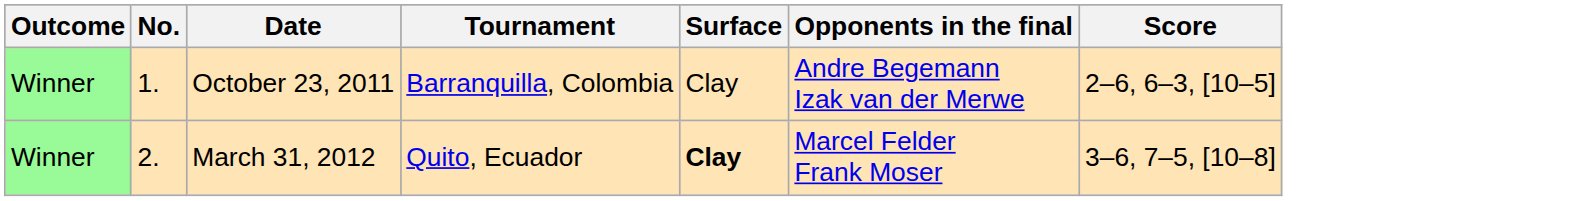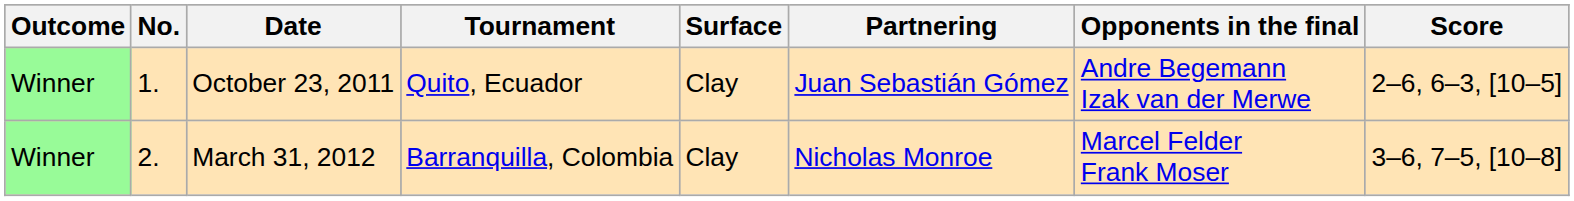+ column: (931, 25)
(540, 83) Barranquilla, Colombia -> (494, 83) Quito, Ecuador
(494, 156) Quito, Ecuador -> (540, 156) Barranquilla, Colombia
(713, 156) bold -> (712, 156) normal
